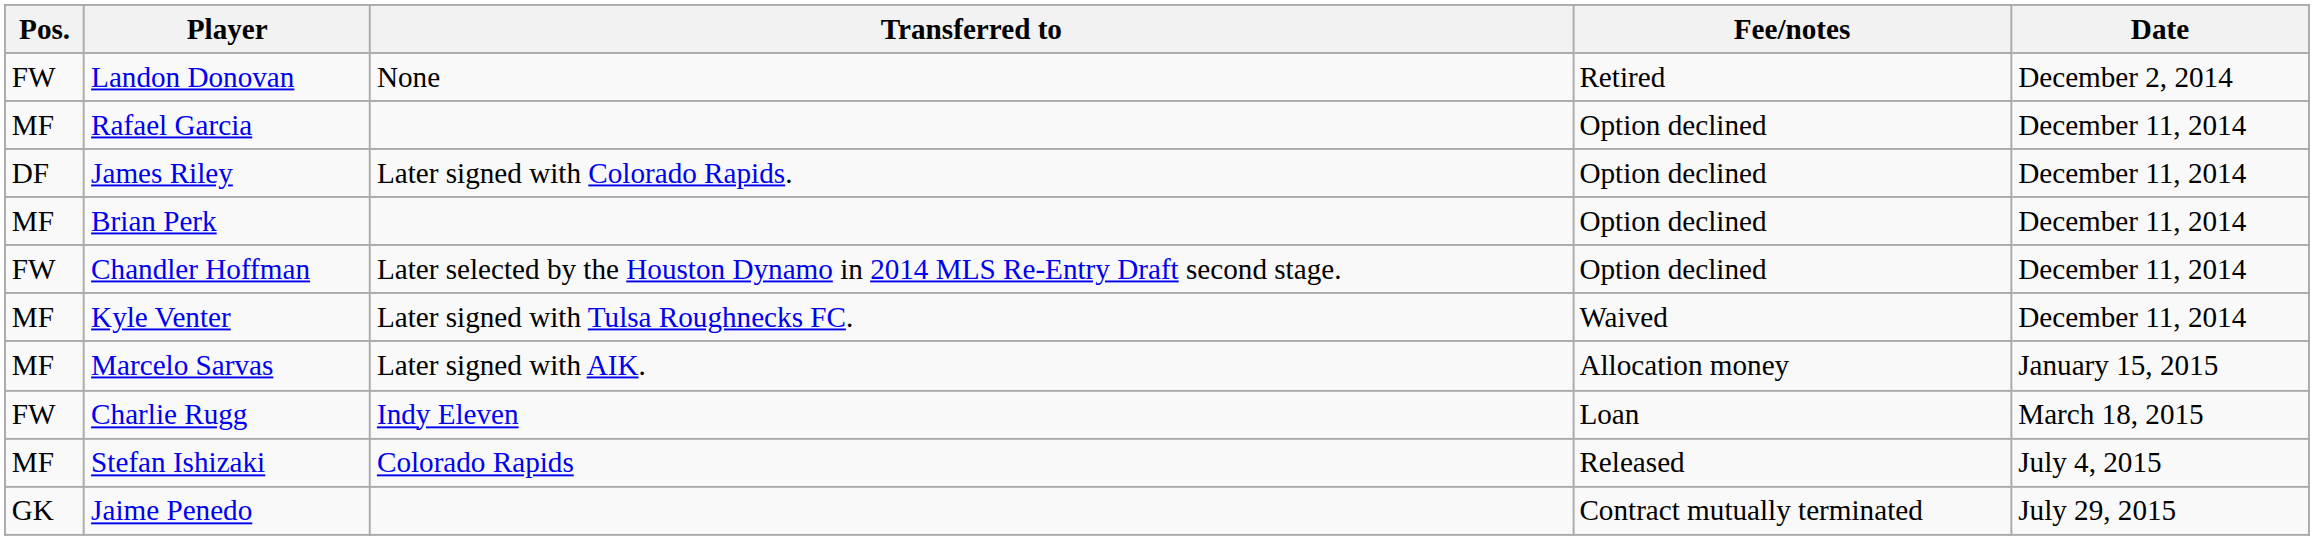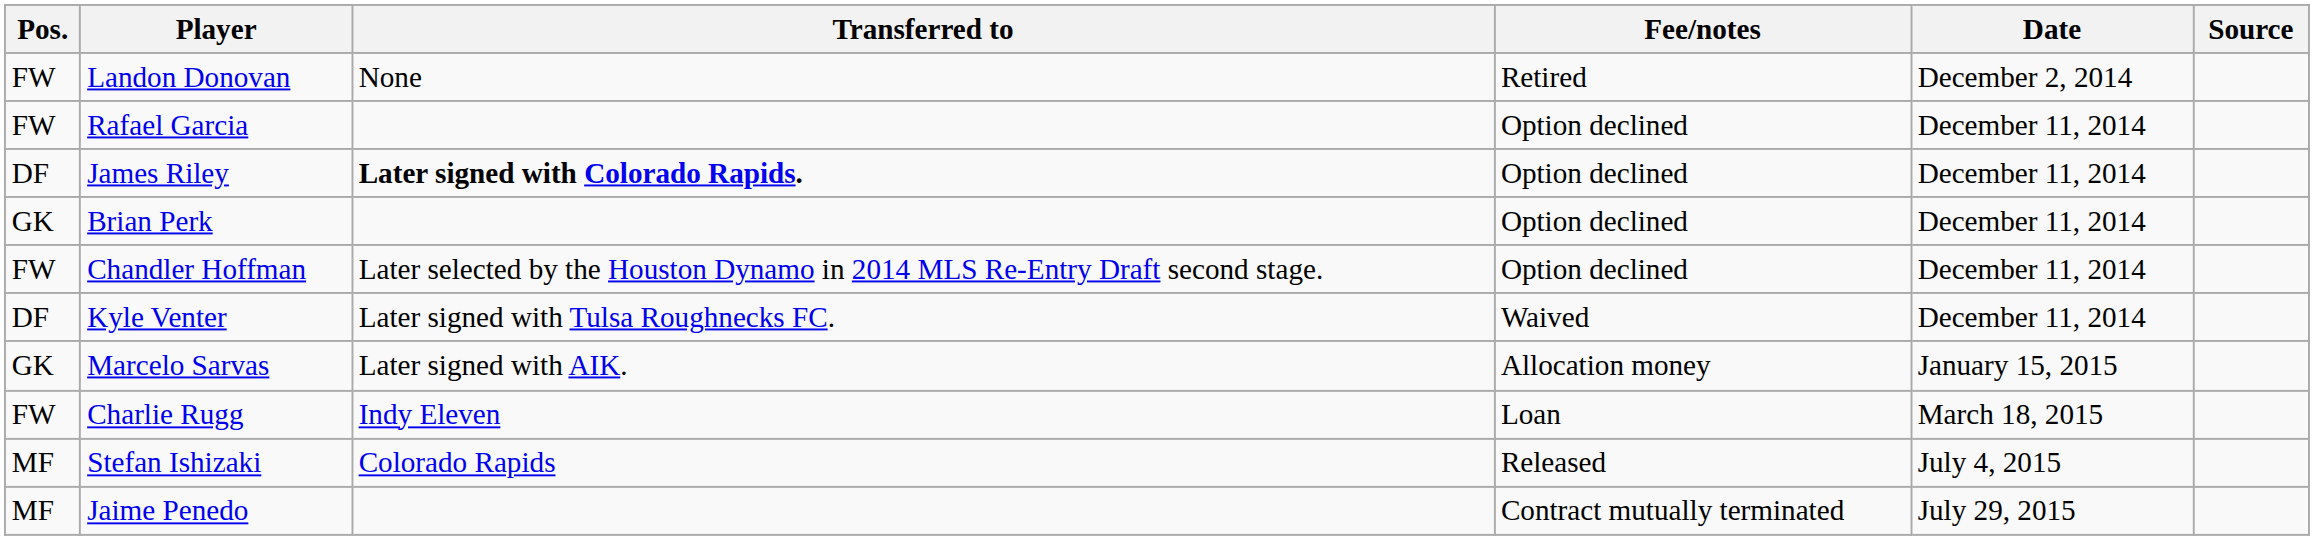+ column: (2251, 28)
(33, 124) MF -> (34, 124) FW
(585, 173) normal -> (581, 173) bold
(33, 221) MF -> (33, 221) GK
(33, 317) MF -> (30, 317) DF
(33, 365) MF -> (33, 365) GK
(33, 509) GK -> (33, 509) MF
